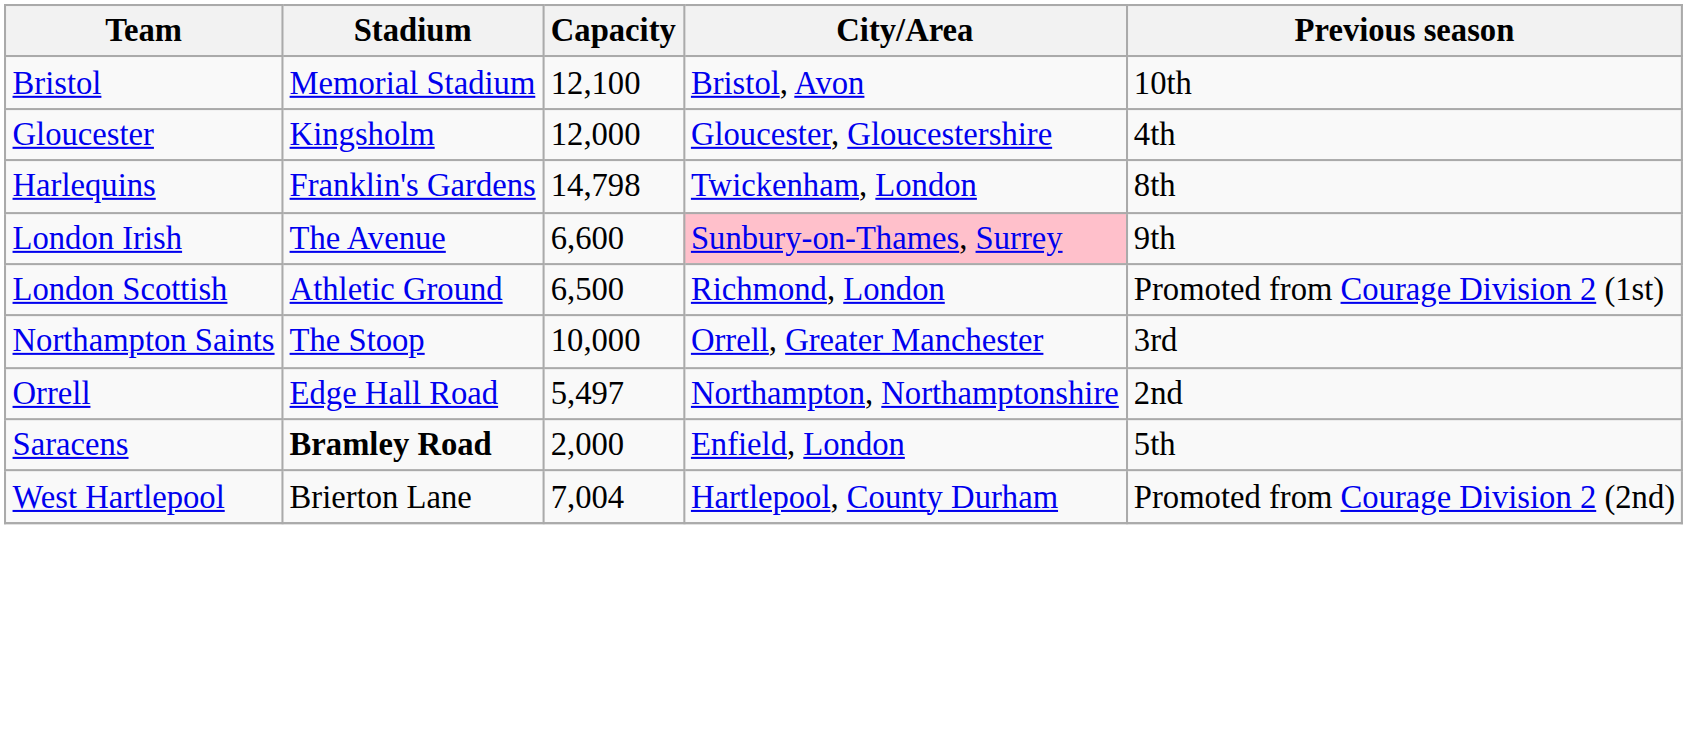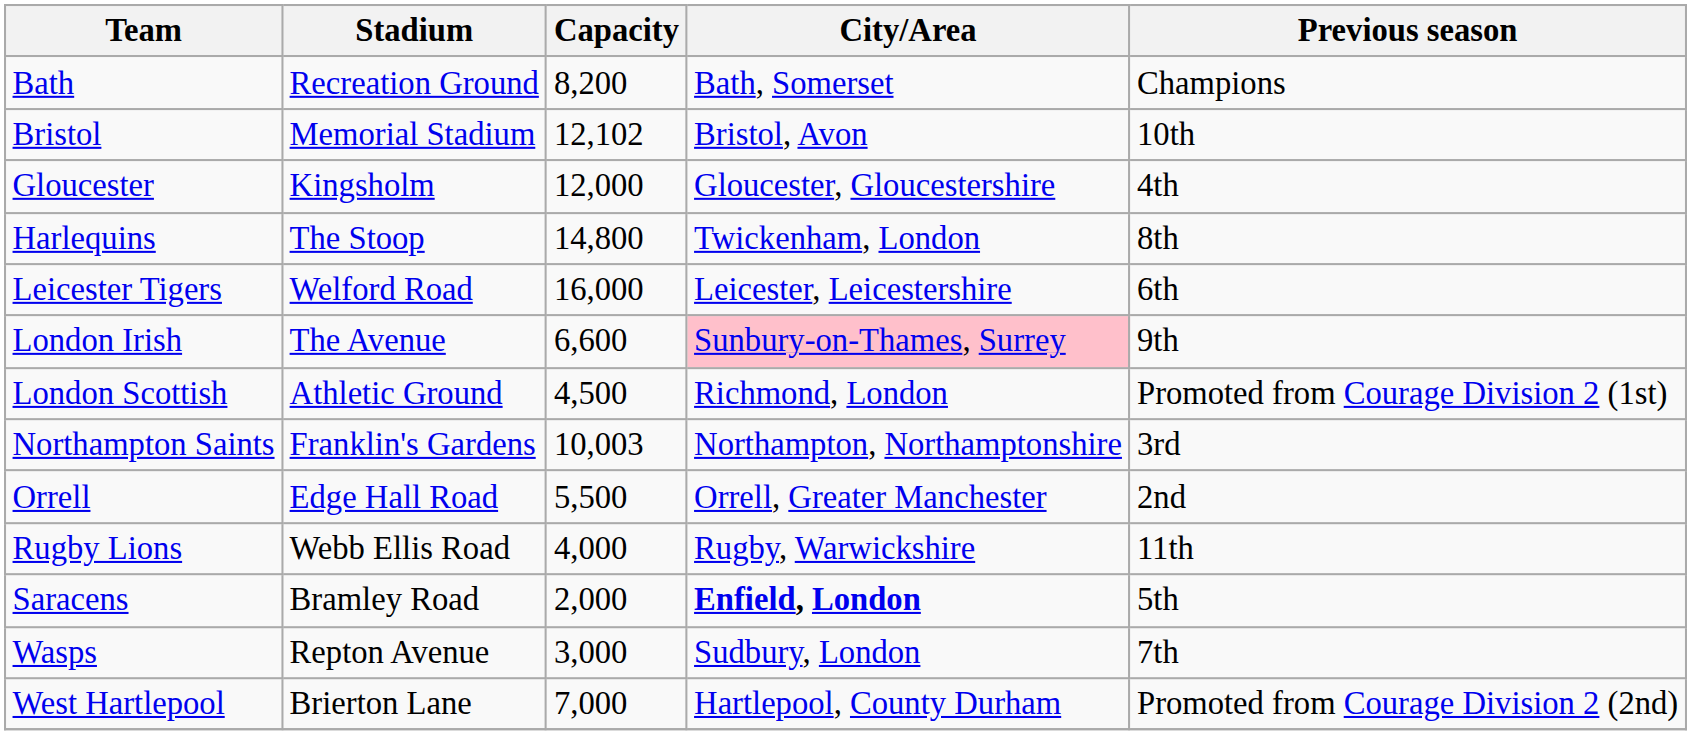+ row: (43, 82)
(596, 82) 12,100 -> (599, 133) 12,102
(413, 185) Franklin's Gardens -> (357, 237) The Stoop
(596, 185) 14,798 -> (599, 237) 14,800
+ row: (117, 289)
(587, 289) 6,500 -> (591, 392) 4,500
(357, 340) The Stoop -> (413, 444) Franklin's Gardens
(596, 340) 10,000 -> (599, 444) 10,003
(867, 340) Orrell, Greater Manchester -> (908, 444) Northampton, Northamptonshire
(587, 392) 5,497 -> (591, 496) 5,500
(905, 392) Northampton, Northamptonshire -> (870, 496) Orrell, Greater Manchester
+ row: (97, 548)
(391, 444) bold -> (384, 599) normal
(798, 444) normal -> (807, 599) bold
+ row: (55, 651)
(587, 496) 7,004 -> (591, 703) 7,000
